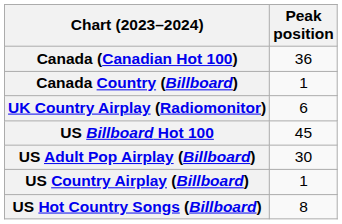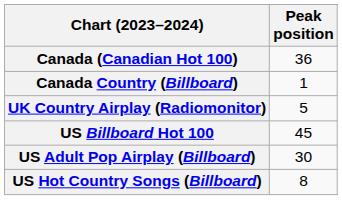(304, 108) 6 -> (304, 108) 5
- row: (137, 181)
